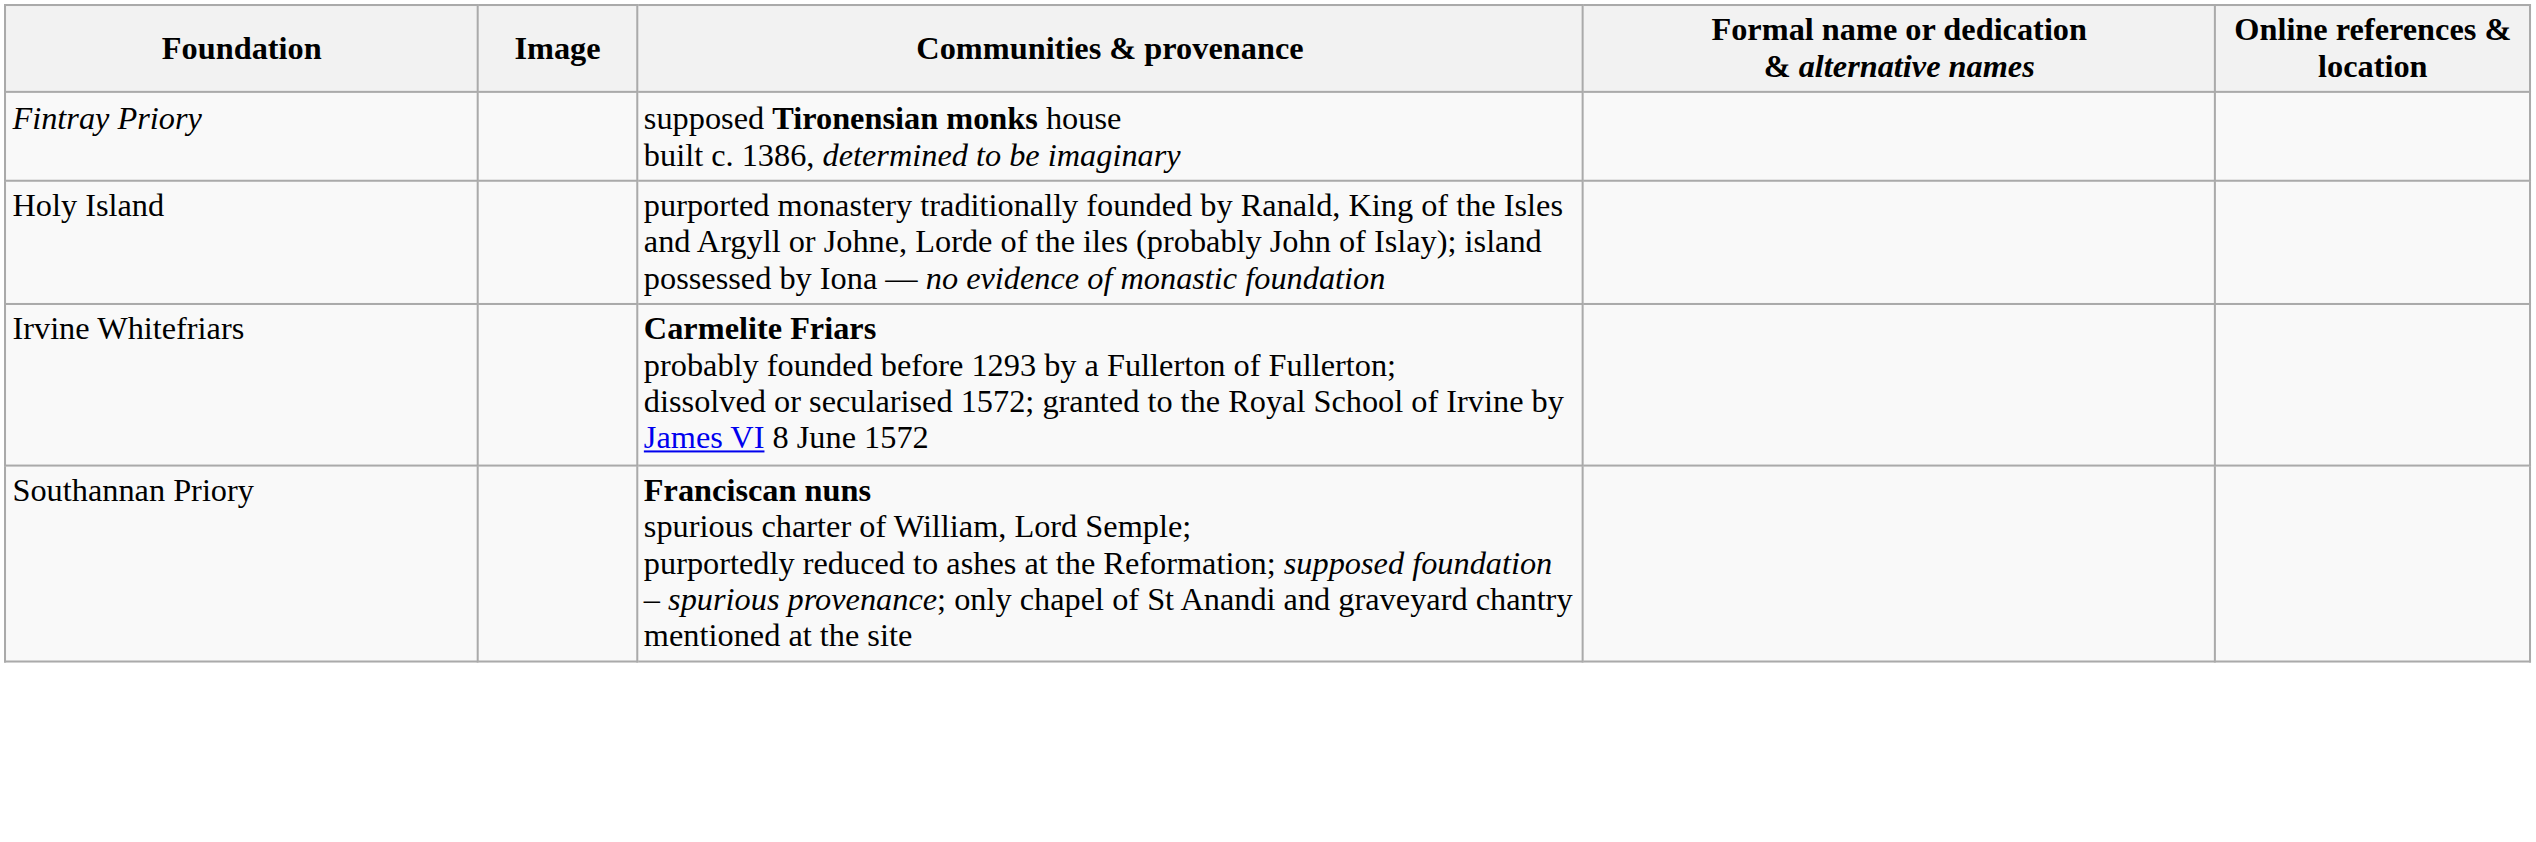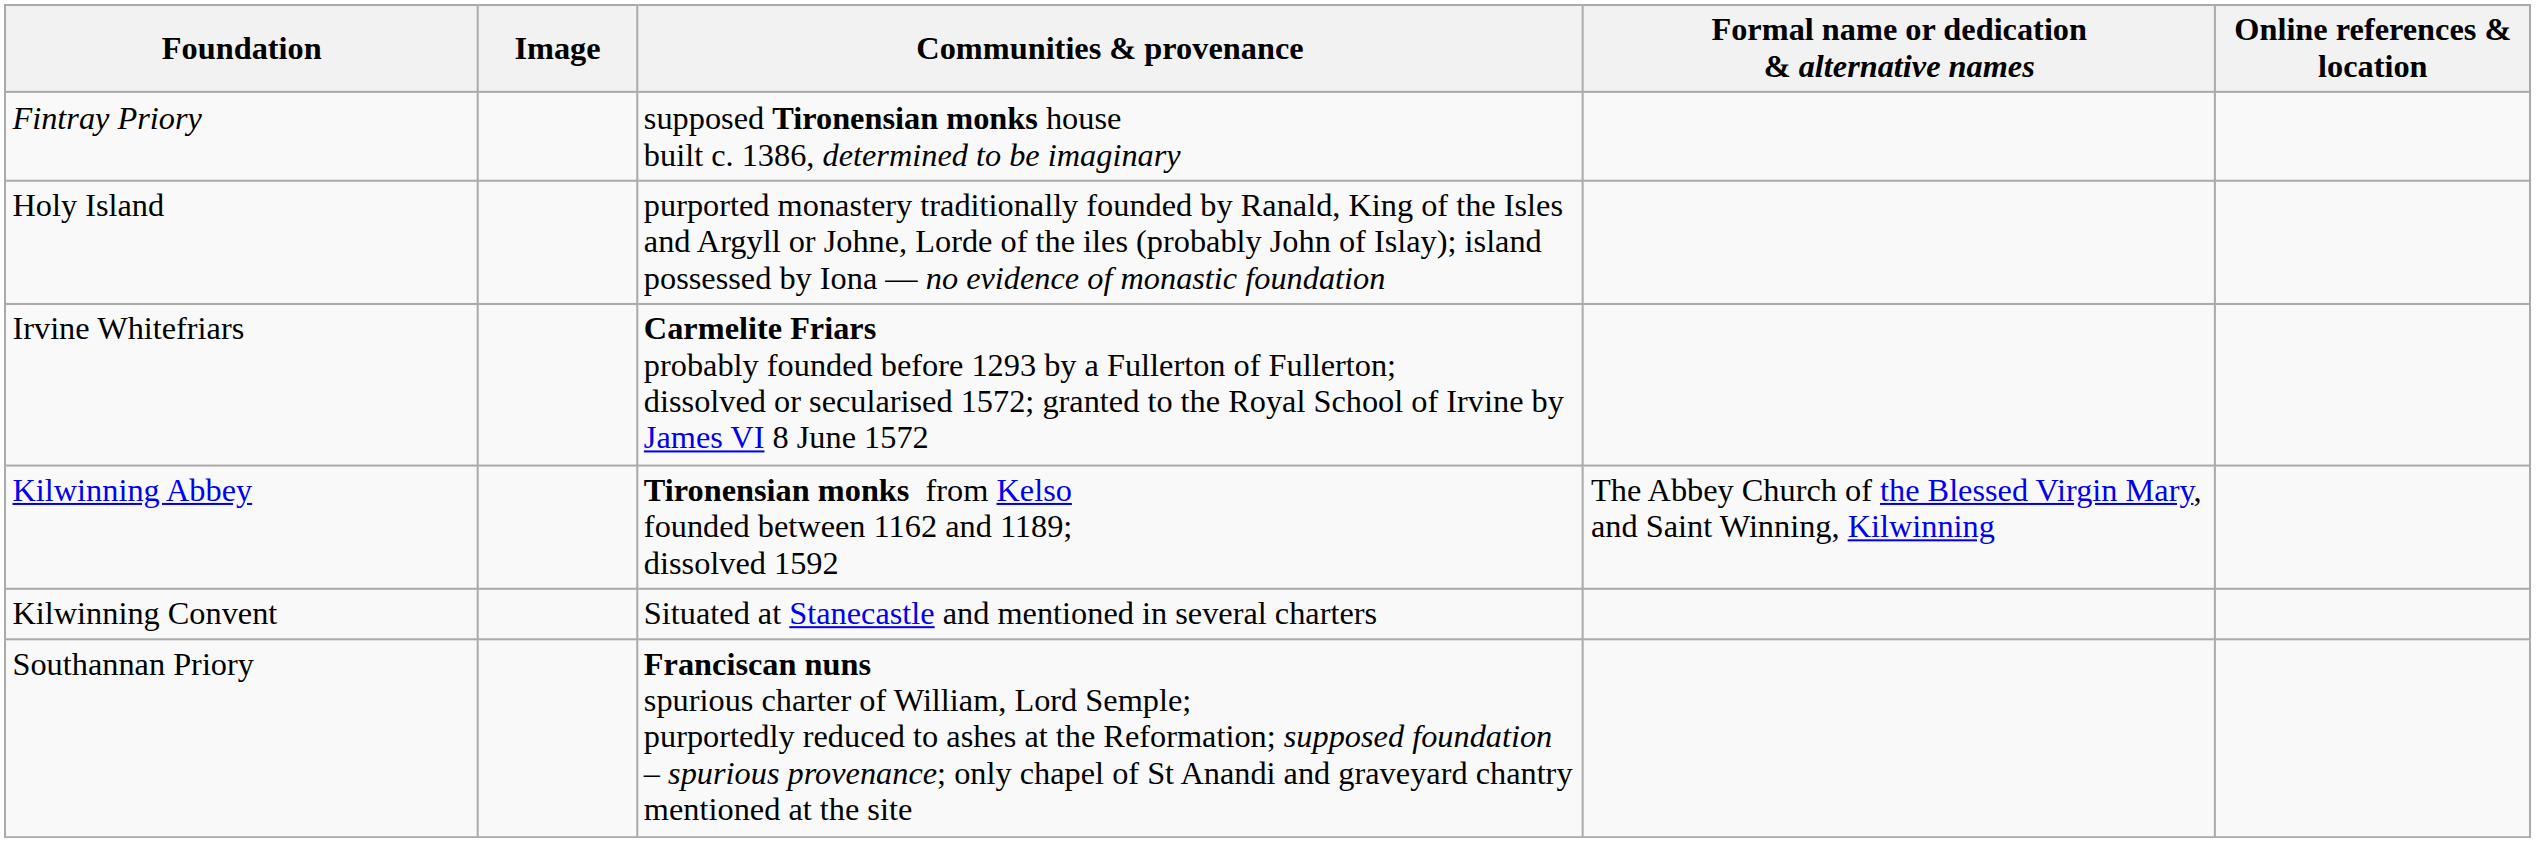+ row: (132, 489)
+ row: (145, 613)
